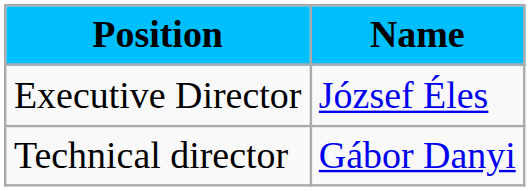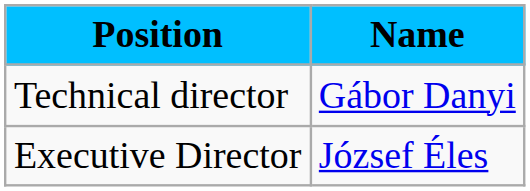rows swapped: (158, 94) <-> (151, 154)
